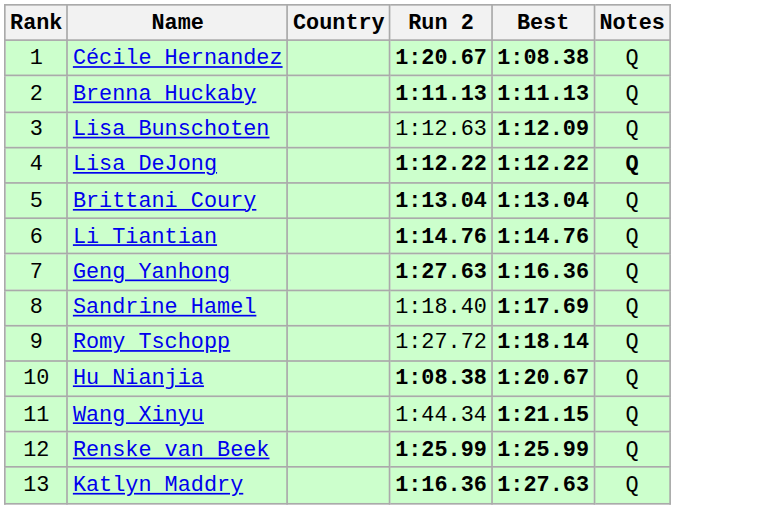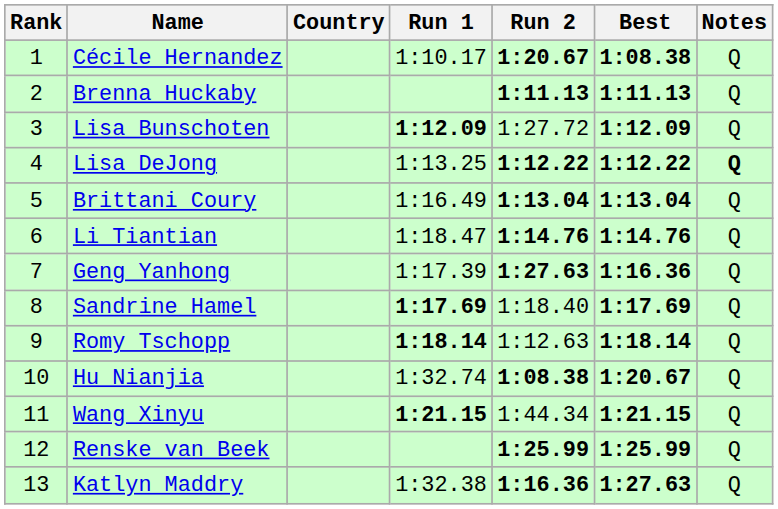+ column: (441, 23)
(441, 129) 1:12.63 -> (543, 129) 1:27.72
(441, 343) 1:27.72 -> (543, 343) 1:12.63
